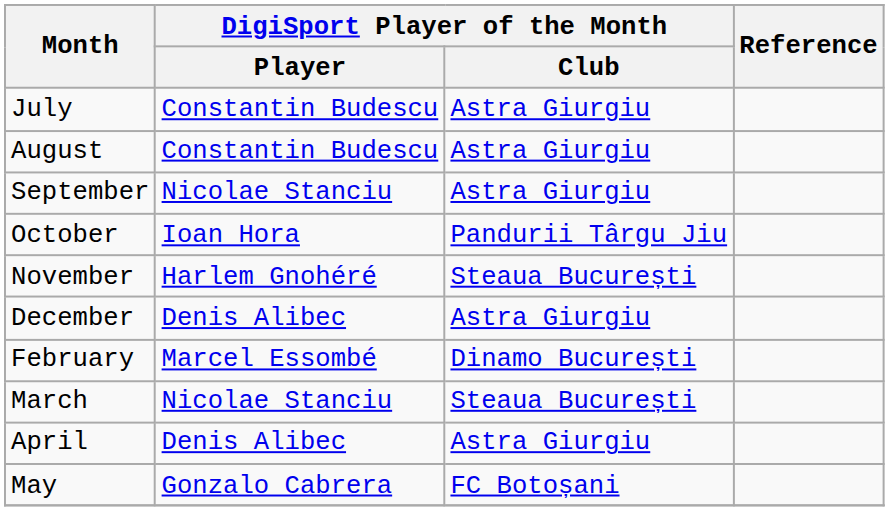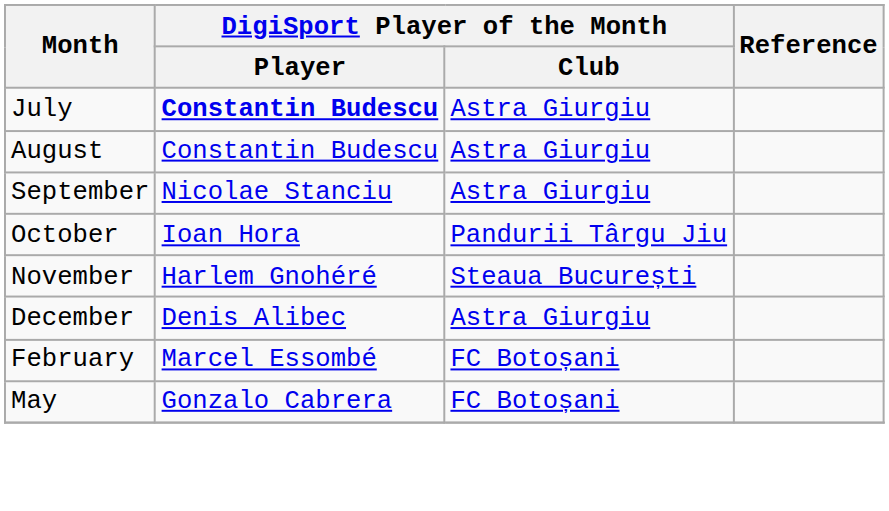(300, 109) normal -> (300, 109) bold
(573, 360) Dinamo București -> (535, 360) FC Botoșani
- row: (50, 402)
- row: (50, 443)
